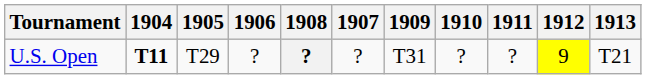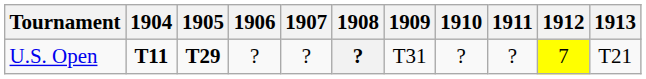columns swapped: (358, 21) <-> (306, 21)
(203, 56) normal -> (203, 56) bold
(563, 56) 9 -> (563, 56) 7
